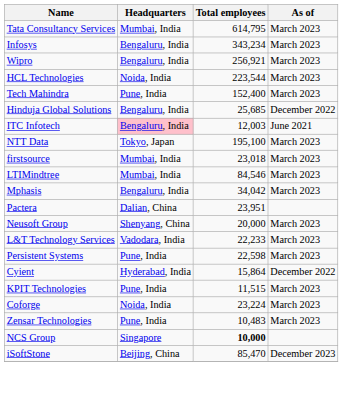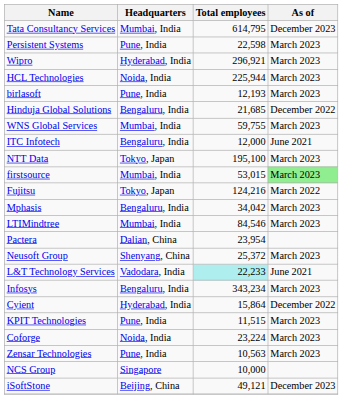(295, 28) March 2023 -> (303, 28) December 2023
rows swapped: (22, 45) <-> (45, 256)
(154, 61) Bengaluru, India -> (155, 61) Hyderabad, India
(249, 61) 256,921 -> (249, 61) 296,921
(249, 77) 223,544 -> (249, 77) 225,944
+ row: (24, 93)
- row: (38, 93)
(251, 110) 25,685 -> (251, 110) 21,685
+ row: (52, 126)
(154, 126) pink background -> (154, 142) no background
(251, 126) 12,003 -> (251, 142) 12,000
(251, 158) 23,018 -> (251, 175) 53,015
(295, 158) no background -> (295, 175) lightgreen background
+ row: (21, 191)
rows swapped: (33, 175) <-> (24, 191)
(251, 207) 23,951 -> (251, 239) 23,954
(251, 223) 20,000 -> (251, 256) 25,372
(251, 239) no background -> (251, 272) paleturquoise background
(295, 239) March 2023 -> (291, 272) June 2021
(251, 321) 10,483 -> (251, 353) 10,563
(251, 337) bold -> (251, 369) normal
(251, 353) 85,470 -> (251, 386) 49,121
